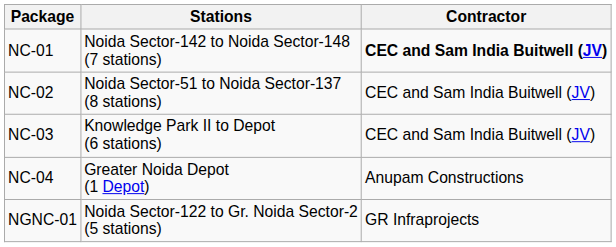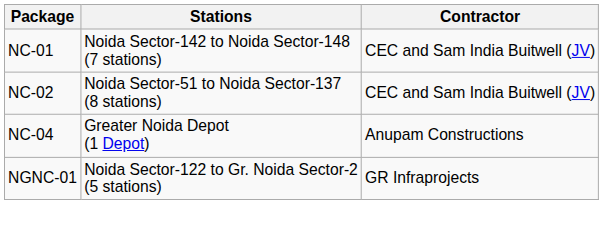(486, 50) bold -> (480, 50) normal
- row: (31, 135)
